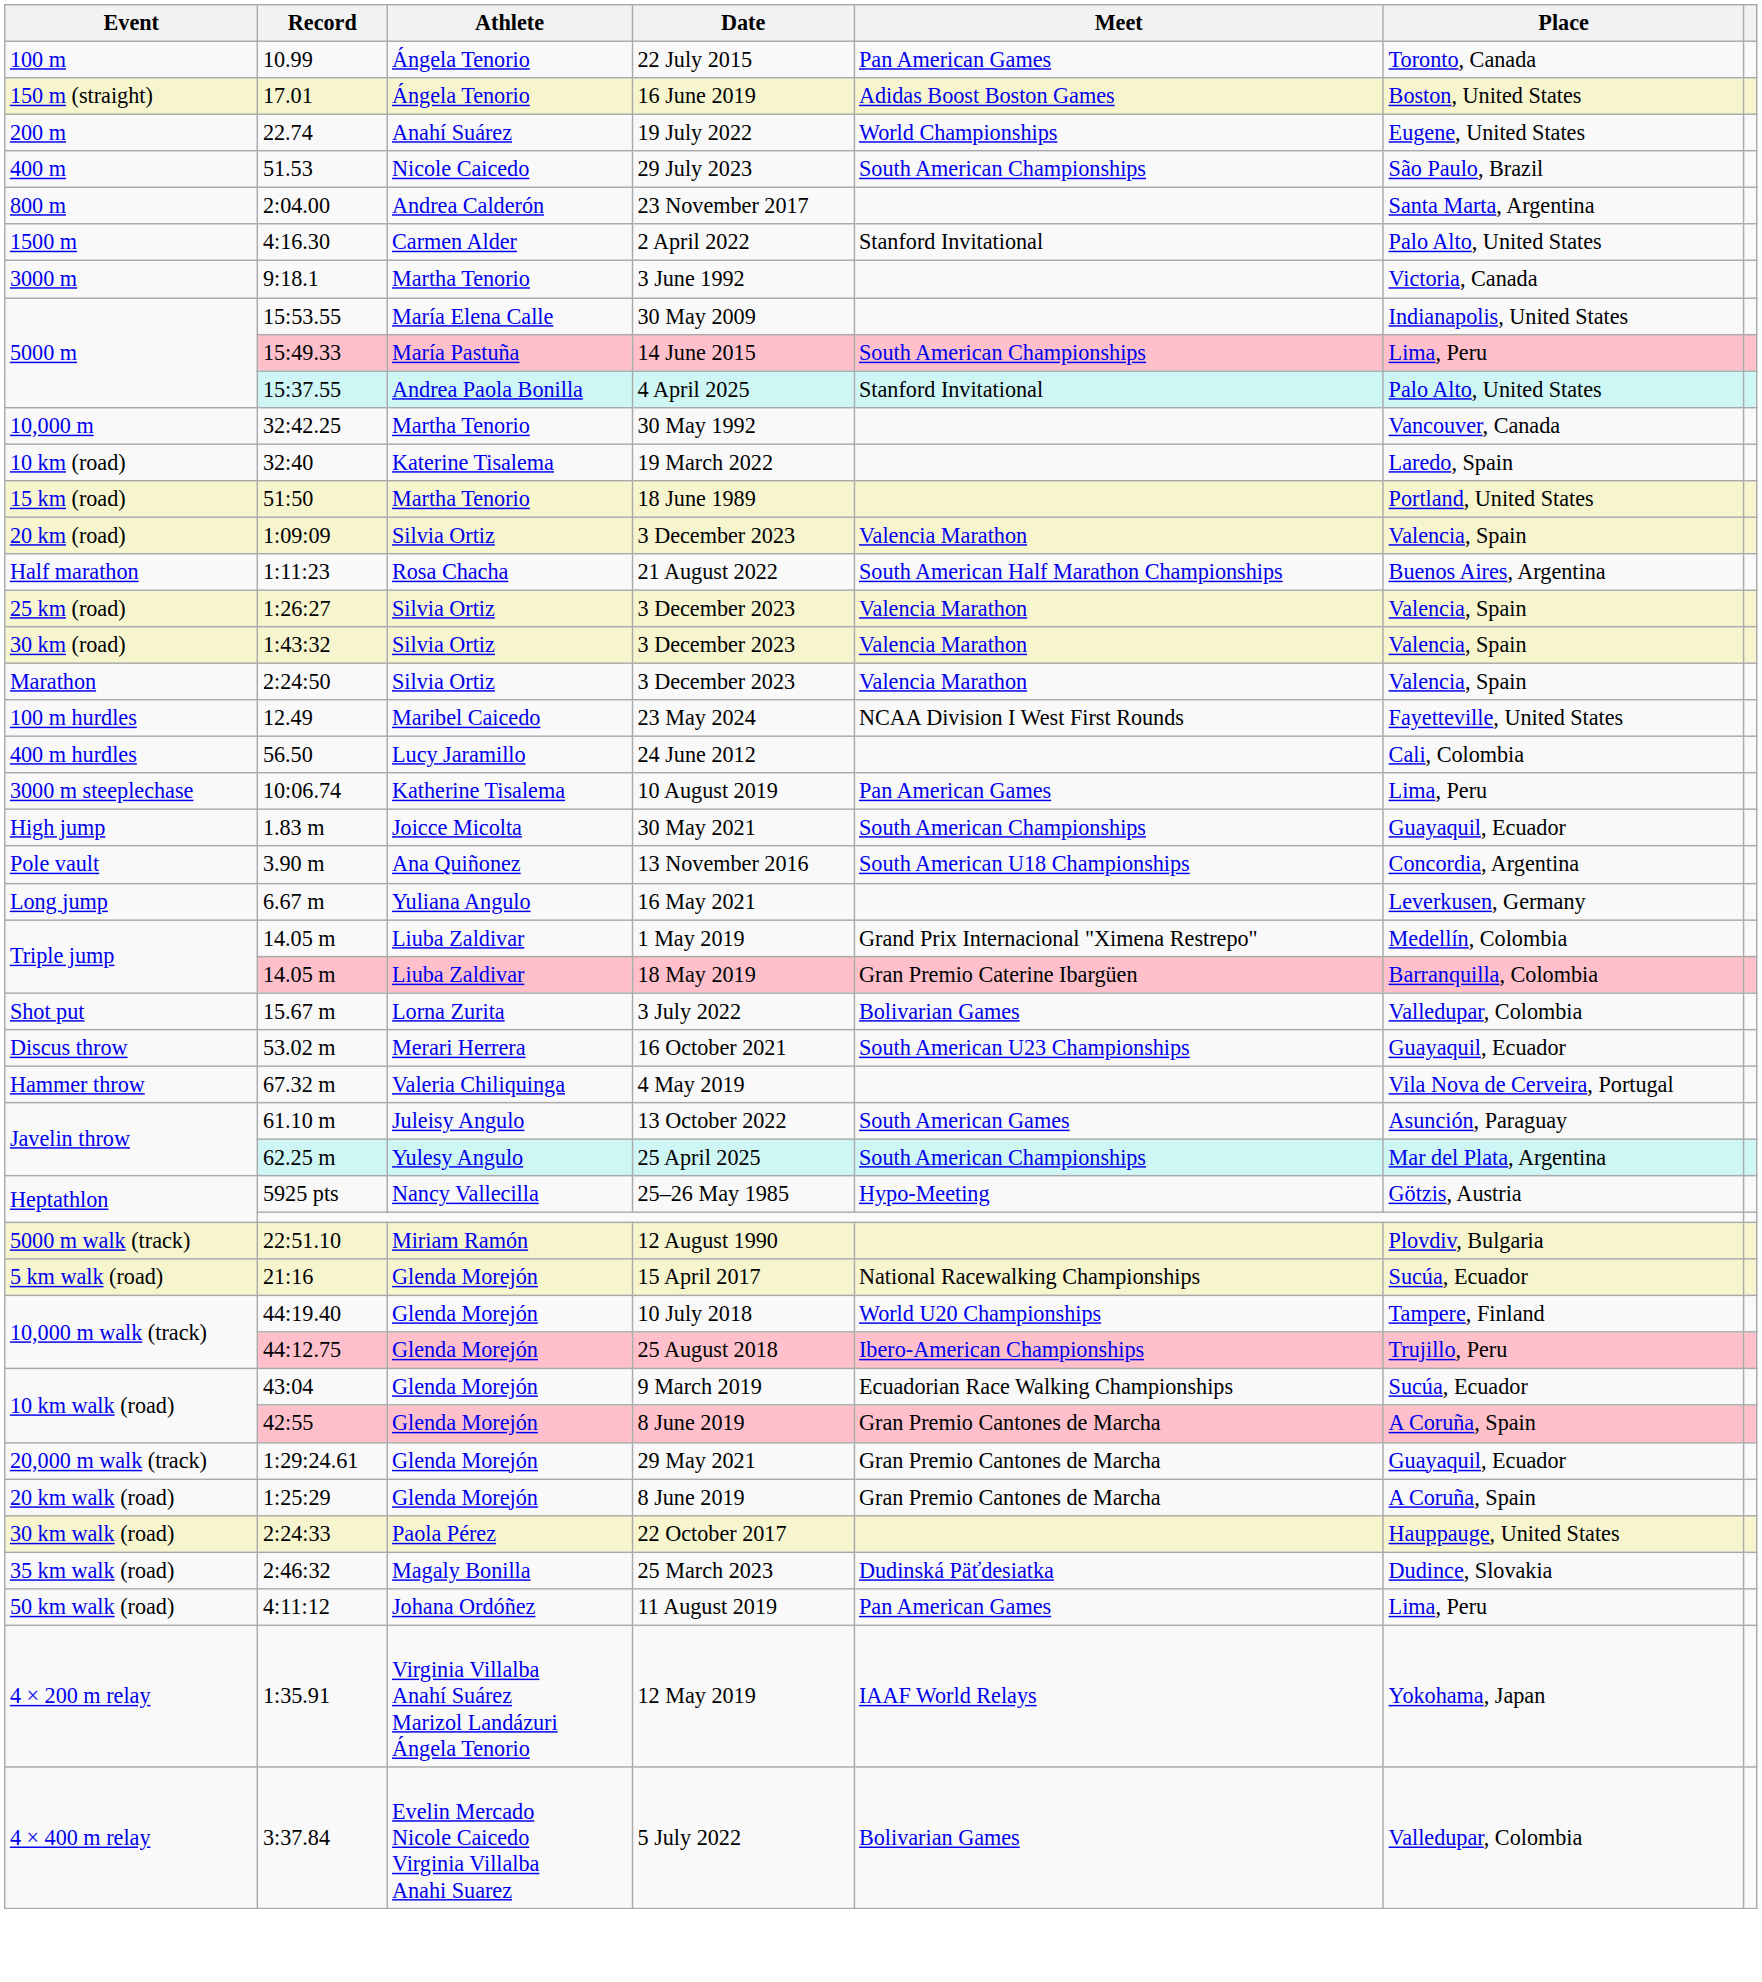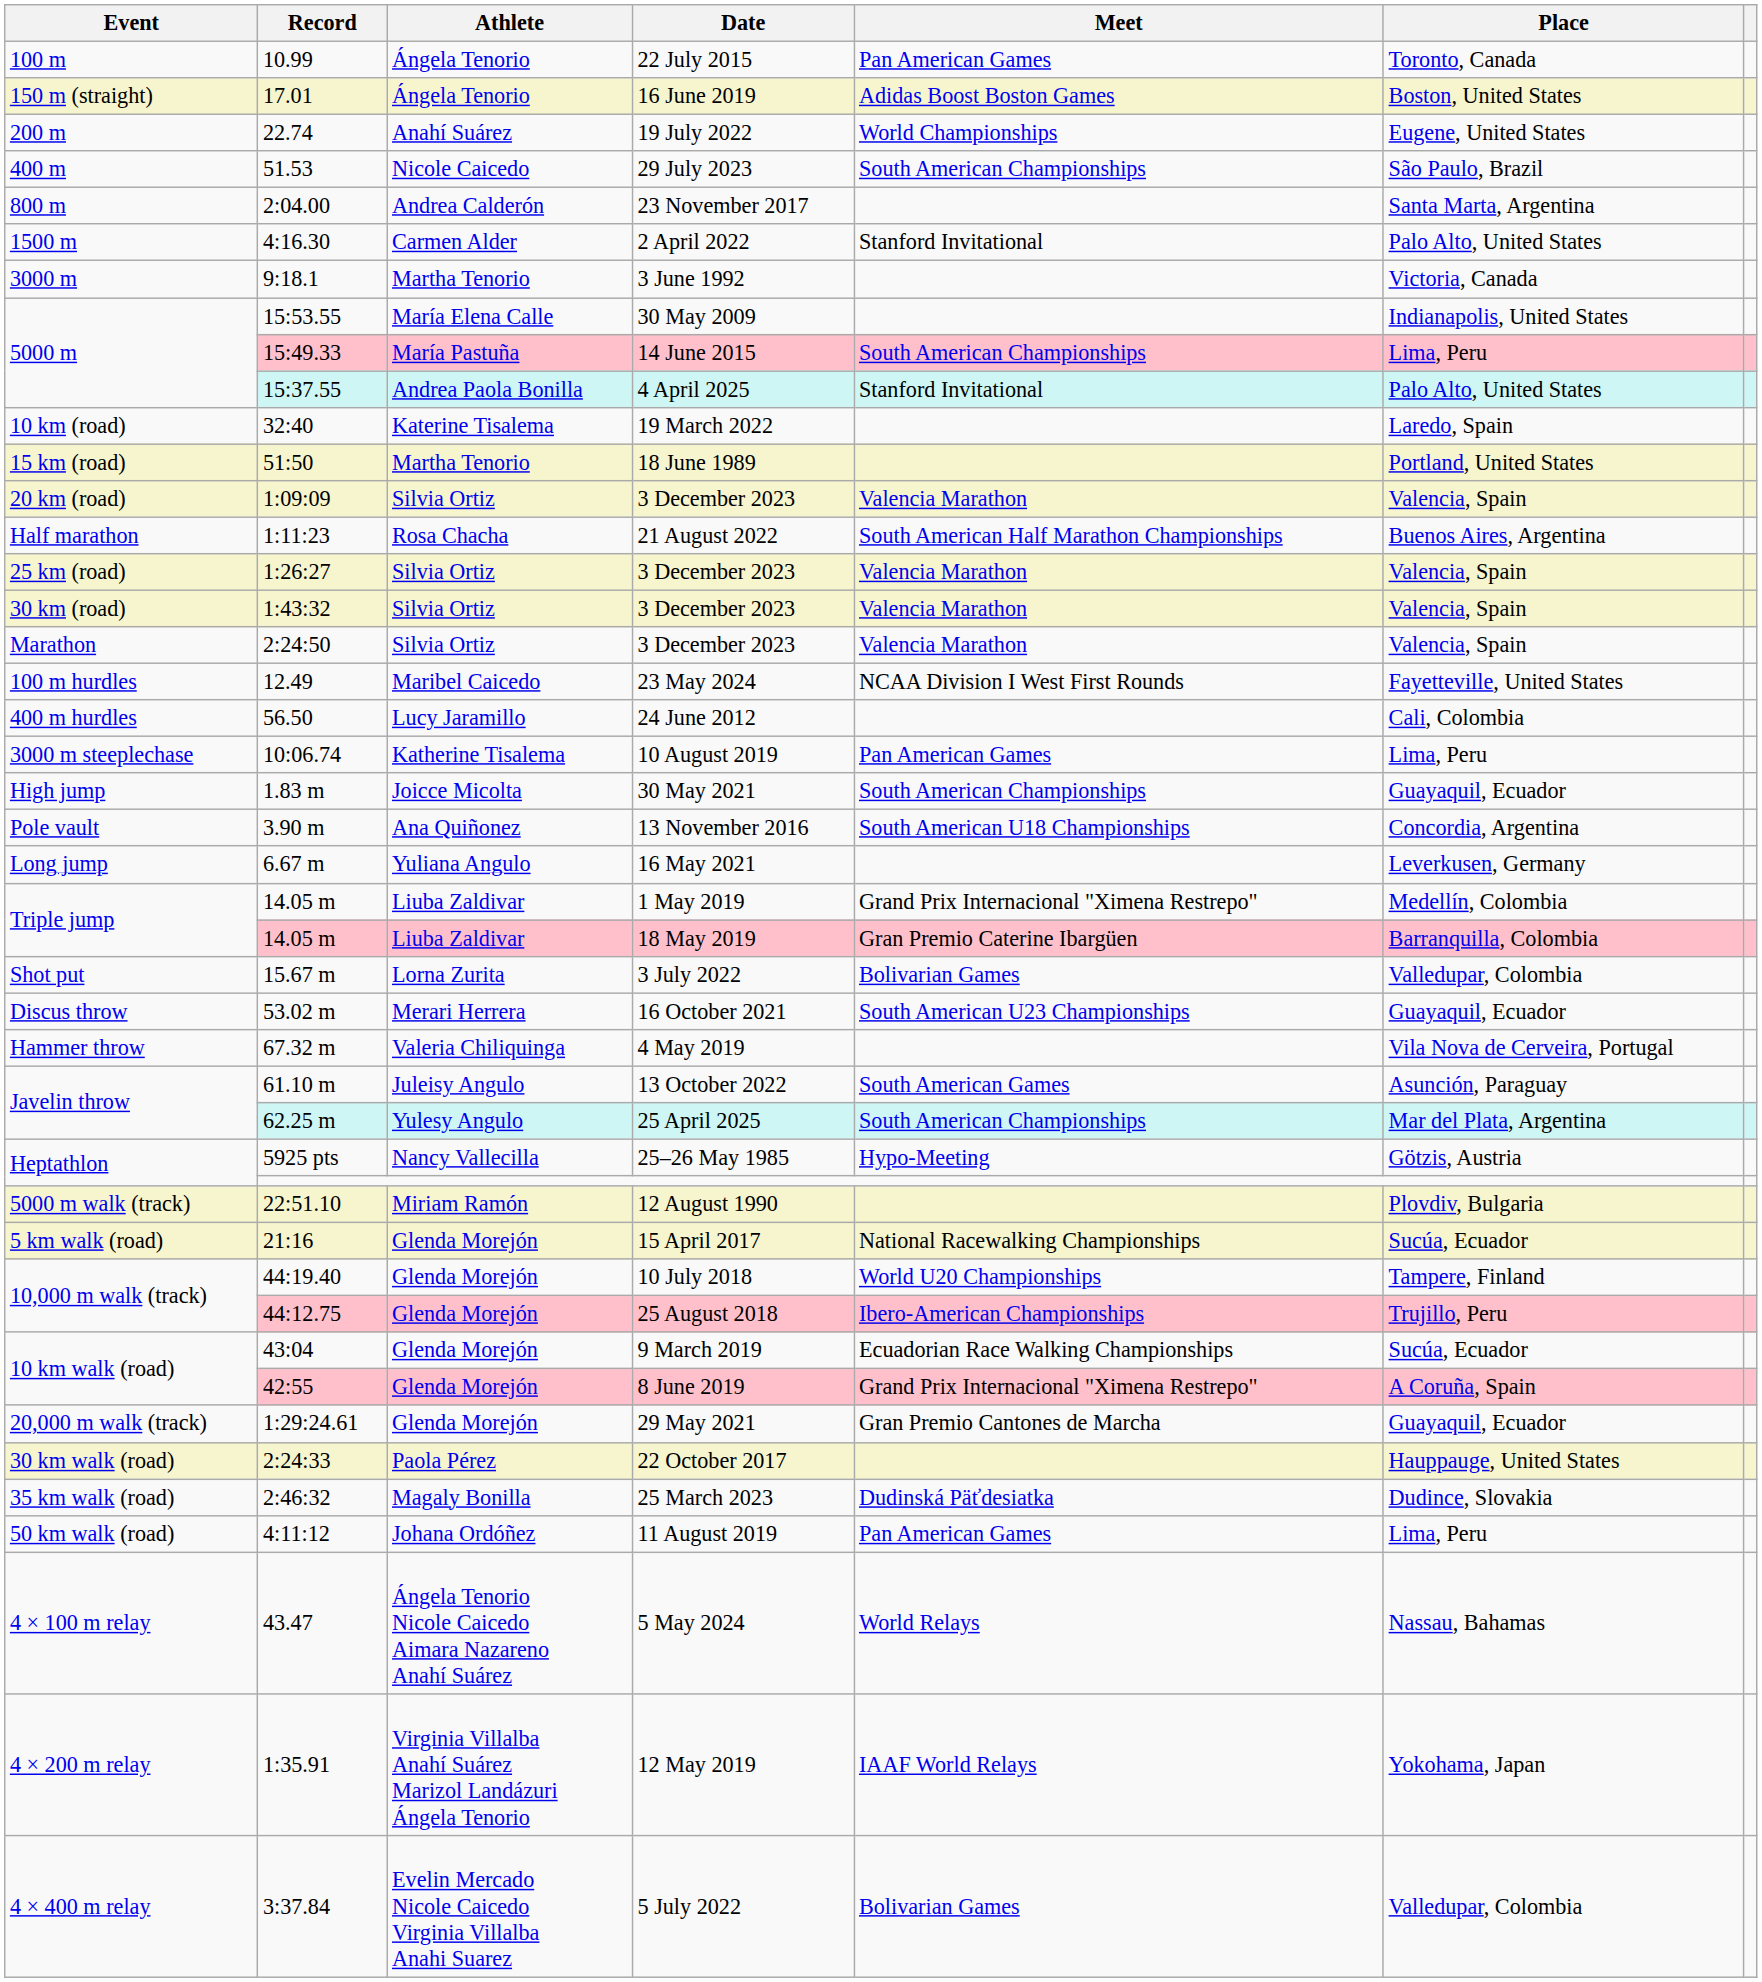- row: (302, 425)
(1010, 1423) Gran Premio Cantones de Marcha -> (1058, 1387) Grand Prix Internacional "Ximena Restrepo"
- row: (297, 1496)
+ row: (288, 1622)
